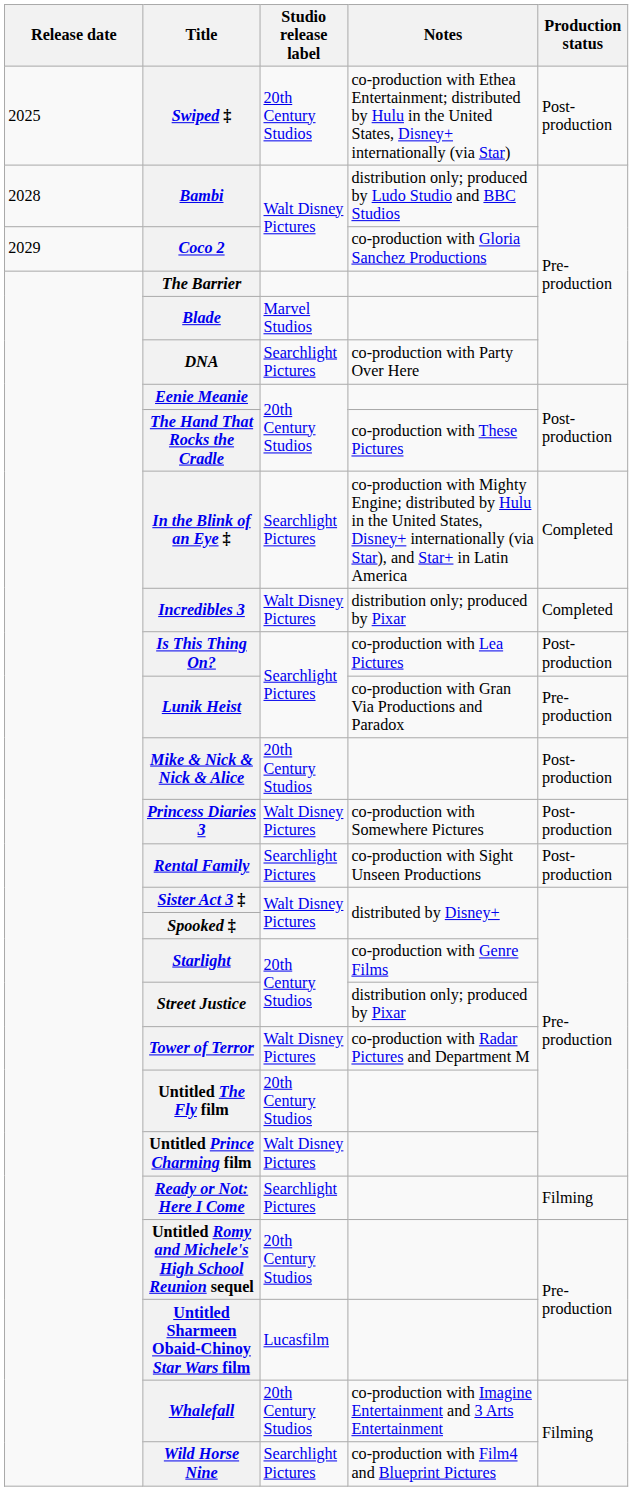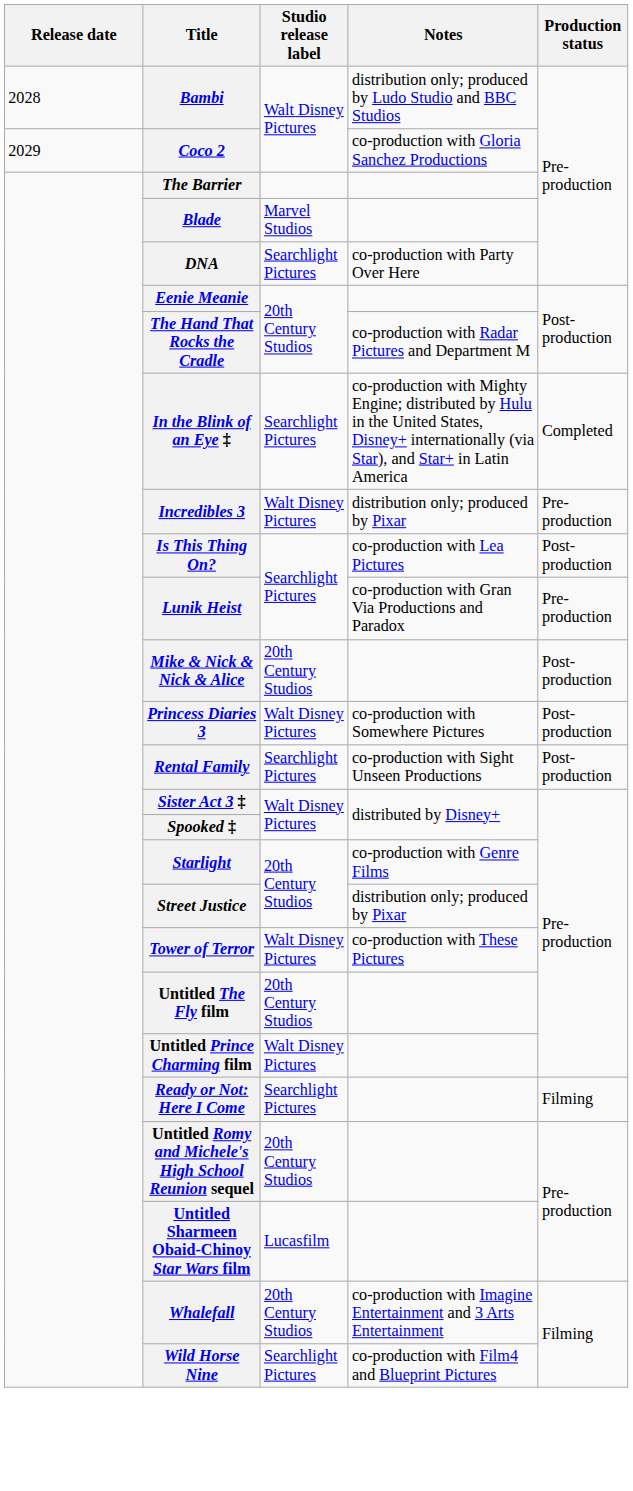- row: (202, 115)
(434, 440) co-production with These Pictures -> (441, 342) co-production with Radar Pictures and Department M
(577, 609) Completed -> (577, 511) Pre-production
(441, 1048) co-production with Radar Pictures and Department M -> (435, 949) co-production with These Pictures
